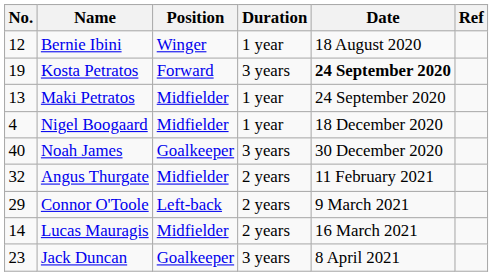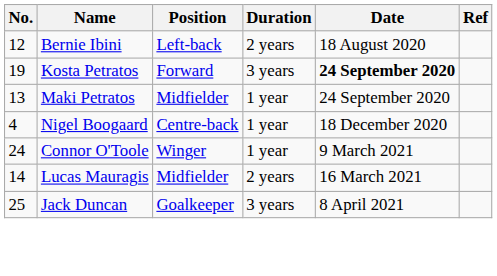(182, 44) Winger -> (189, 44) Left-back
(263, 44) 1 year -> (270, 44) 2 years
(193, 124) Midfielder -> (197, 124) Centre-back
- row: (82, 151)
- row: (95, 177)
(17, 204) 29 -> (17, 151) 24
(189, 204) Left-back -> (181, 151) Winger
(266, 204) 2 years -> (267, 151) 1 year
(17, 257) 23 -> (17, 204) 25
